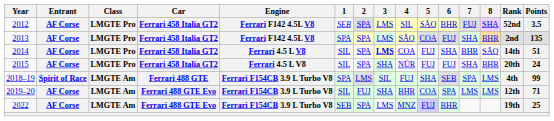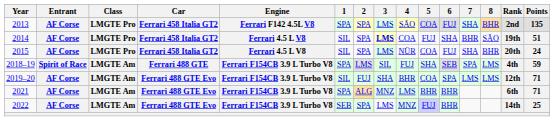- row: (20, 24)
(512, 51) 14th -> (512, 37) 19th
(385, 64) SHA -> (385, 51) LMS
(428, 64) FUJ -> (429, 51) COA
(536, 78) 99 -> (537, 64) 59
+ row: (20, 91)
(512, 105) 19th -> (512, 105) 14th
